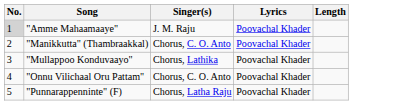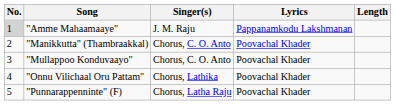(273, 28) Poovachal Khader -> (294, 28) Pappanamkodu Lakshmanan
(185, 60) Chorus, Lathika -> (192, 60) Chorus, C. O. Anto
(192, 76) Chorus, C. O. Anto -> (185, 76) Chorus, Lathika
